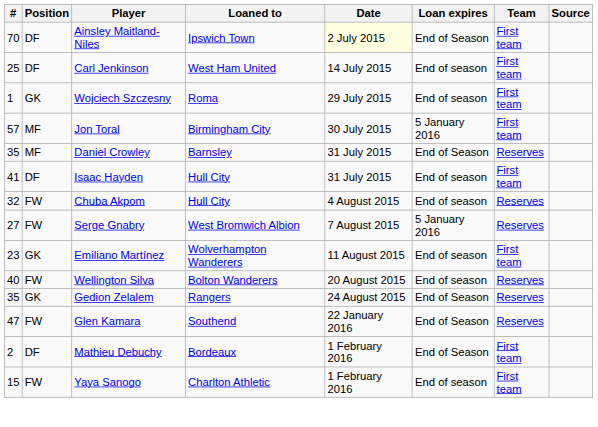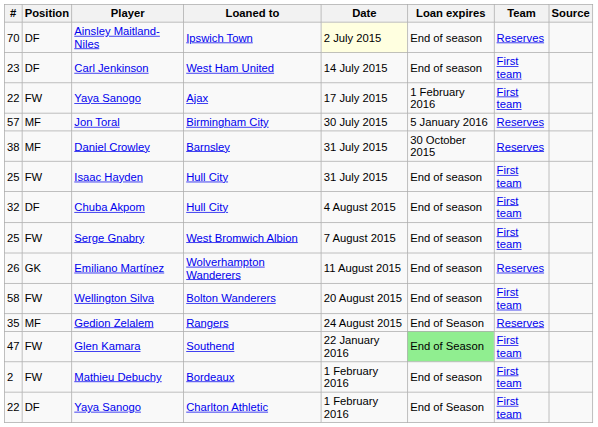(452, 38) End of Season -> (446, 38) End of season
(509, 38) First team -> (520, 38) Reserves
(13, 68) 25 -> (13, 68) 23
+ row: (108, 98)
- row: (123, 98)
(509, 129) First team -> (520, 122) Reserves
(13, 153) 35 -> (13, 147) 38
(452, 153) End of Season -> (438, 147) 30 October 2015
(13, 177) 41 -> (13, 177) 25
(32, 177) DF -> (33, 177) FW
(33, 201) FW -> (32, 207) DF
(520, 201) Reserves -> (509, 207) First team
(13, 225) 27 -> (13, 238) 25
(440, 225) 5 January 2016 -> (446, 238) End of season
(520, 225) Reserves -> (509, 238) First team
(13, 255) 23 -> (13, 268) 26
(509, 255) First team -> (520, 268) Reserves
(13, 280) 40 -> (13, 298) 58
(520, 280) Reserves -> (509, 298) First team
(33, 297) GK -> (33, 323) MF
(452, 321) no background -> (447, 347) lightgreen background
(520, 321) Reserves -> (509, 347) First team
(32, 352) DF -> (33, 377) FW
(452, 352) End of Season -> (446, 377) End of season
(13, 382) 15 -> (13, 407) 22
(33, 382) FW -> (32, 407) DF
(451, 382) End of season -> (447, 407) End of Season
